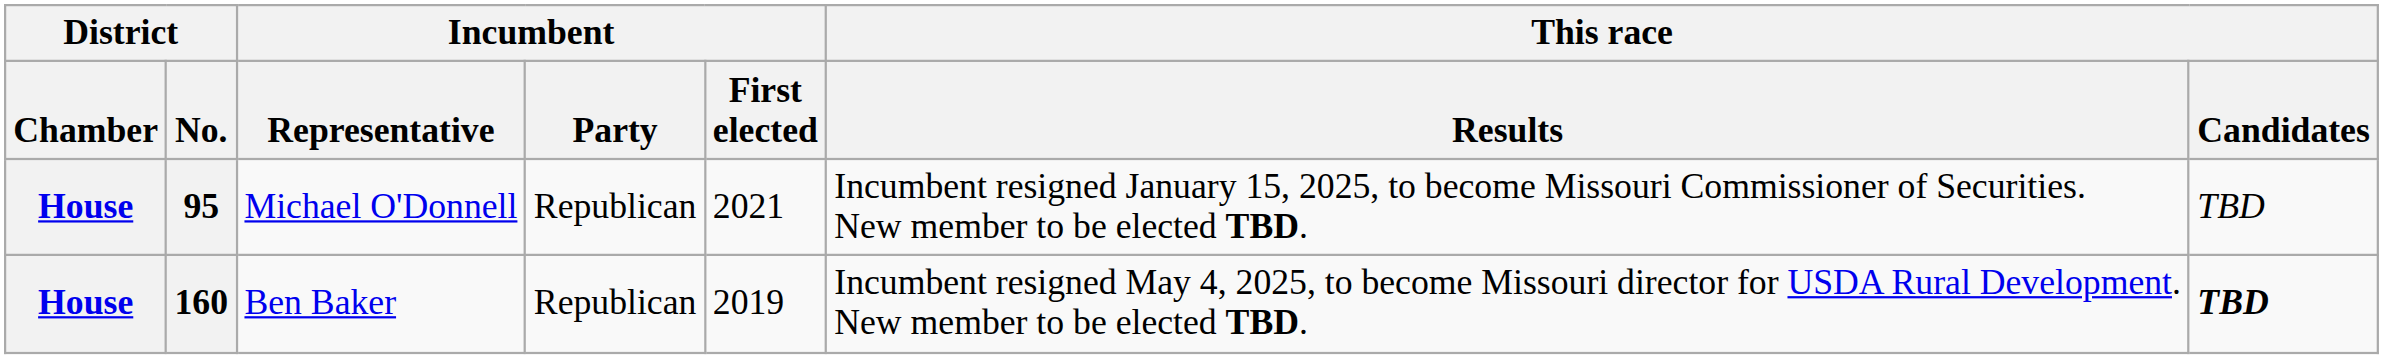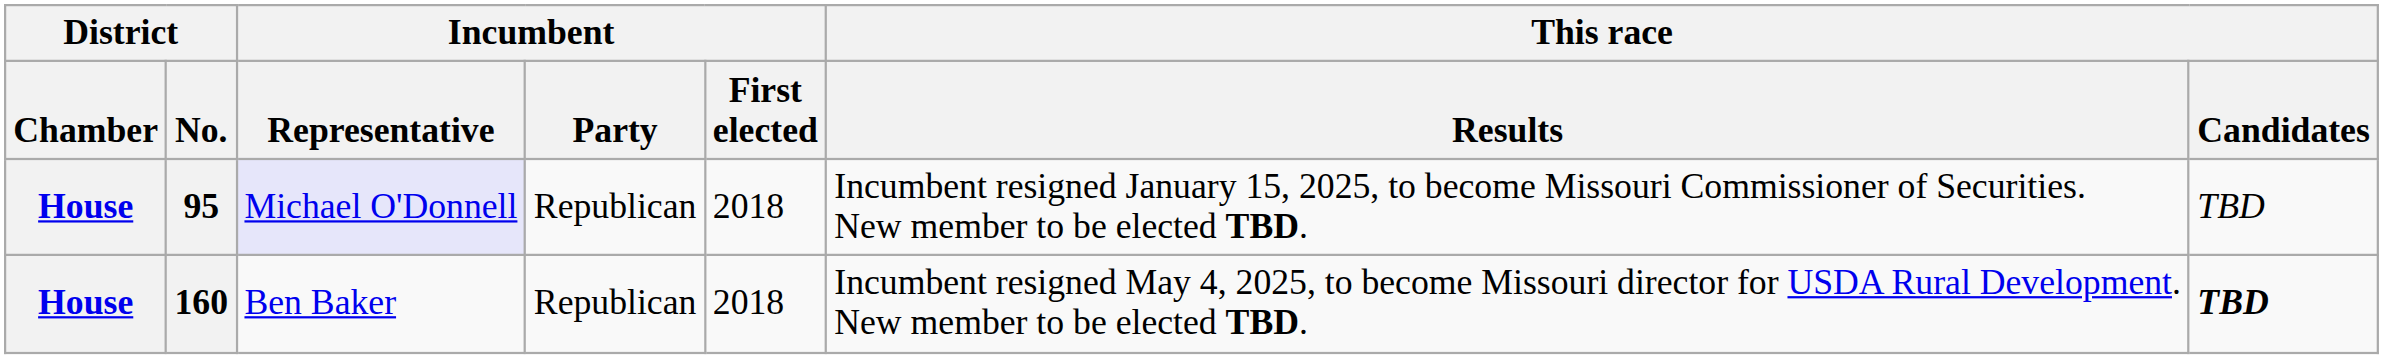(381, 206) no background -> (381, 206) lavender background
(749, 206) 2021 -> (749, 206) 2018
(749, 302) 2019 -> (749, 302) 2018
